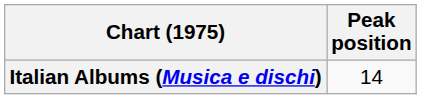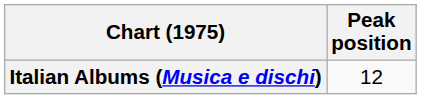(371, 76) 14 -> (371, 76) 12
